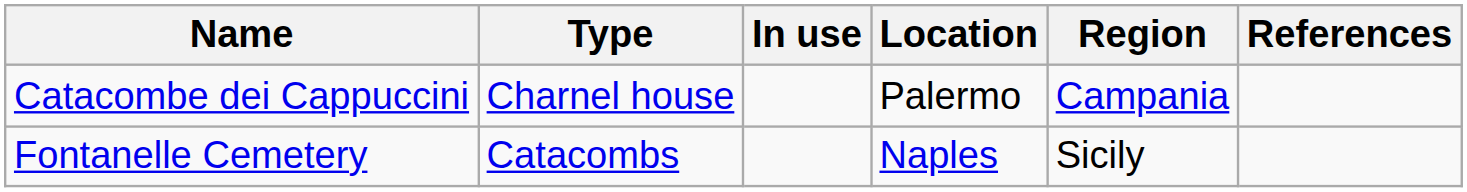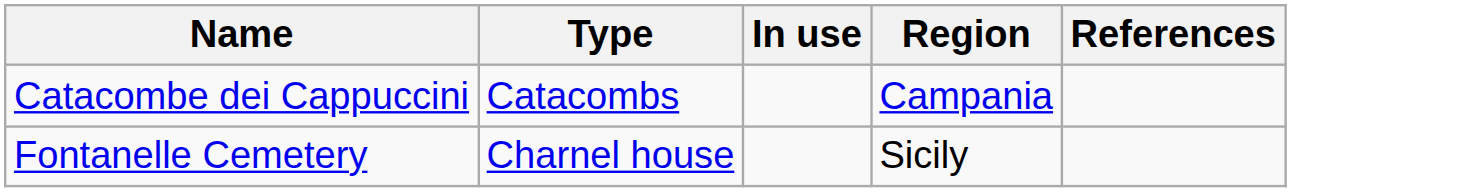- column: (959, 34)
(610, 95) Charnel house -> (583, 95) Catacombs
(583, 155) Catacombs -> (610, 155) Charnel house
